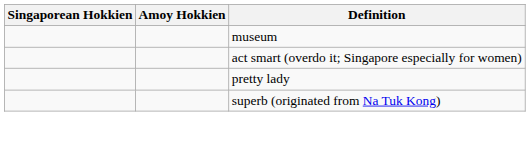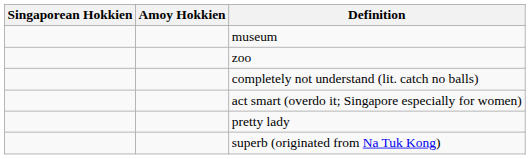+ row: (241, 57)
+ row: (355, 79)
